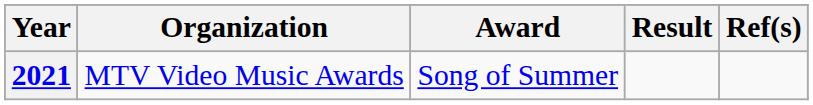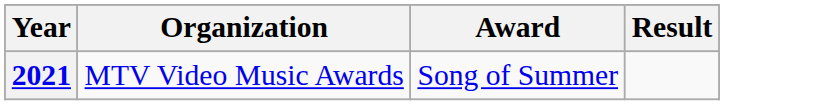- column: (764, 27)
